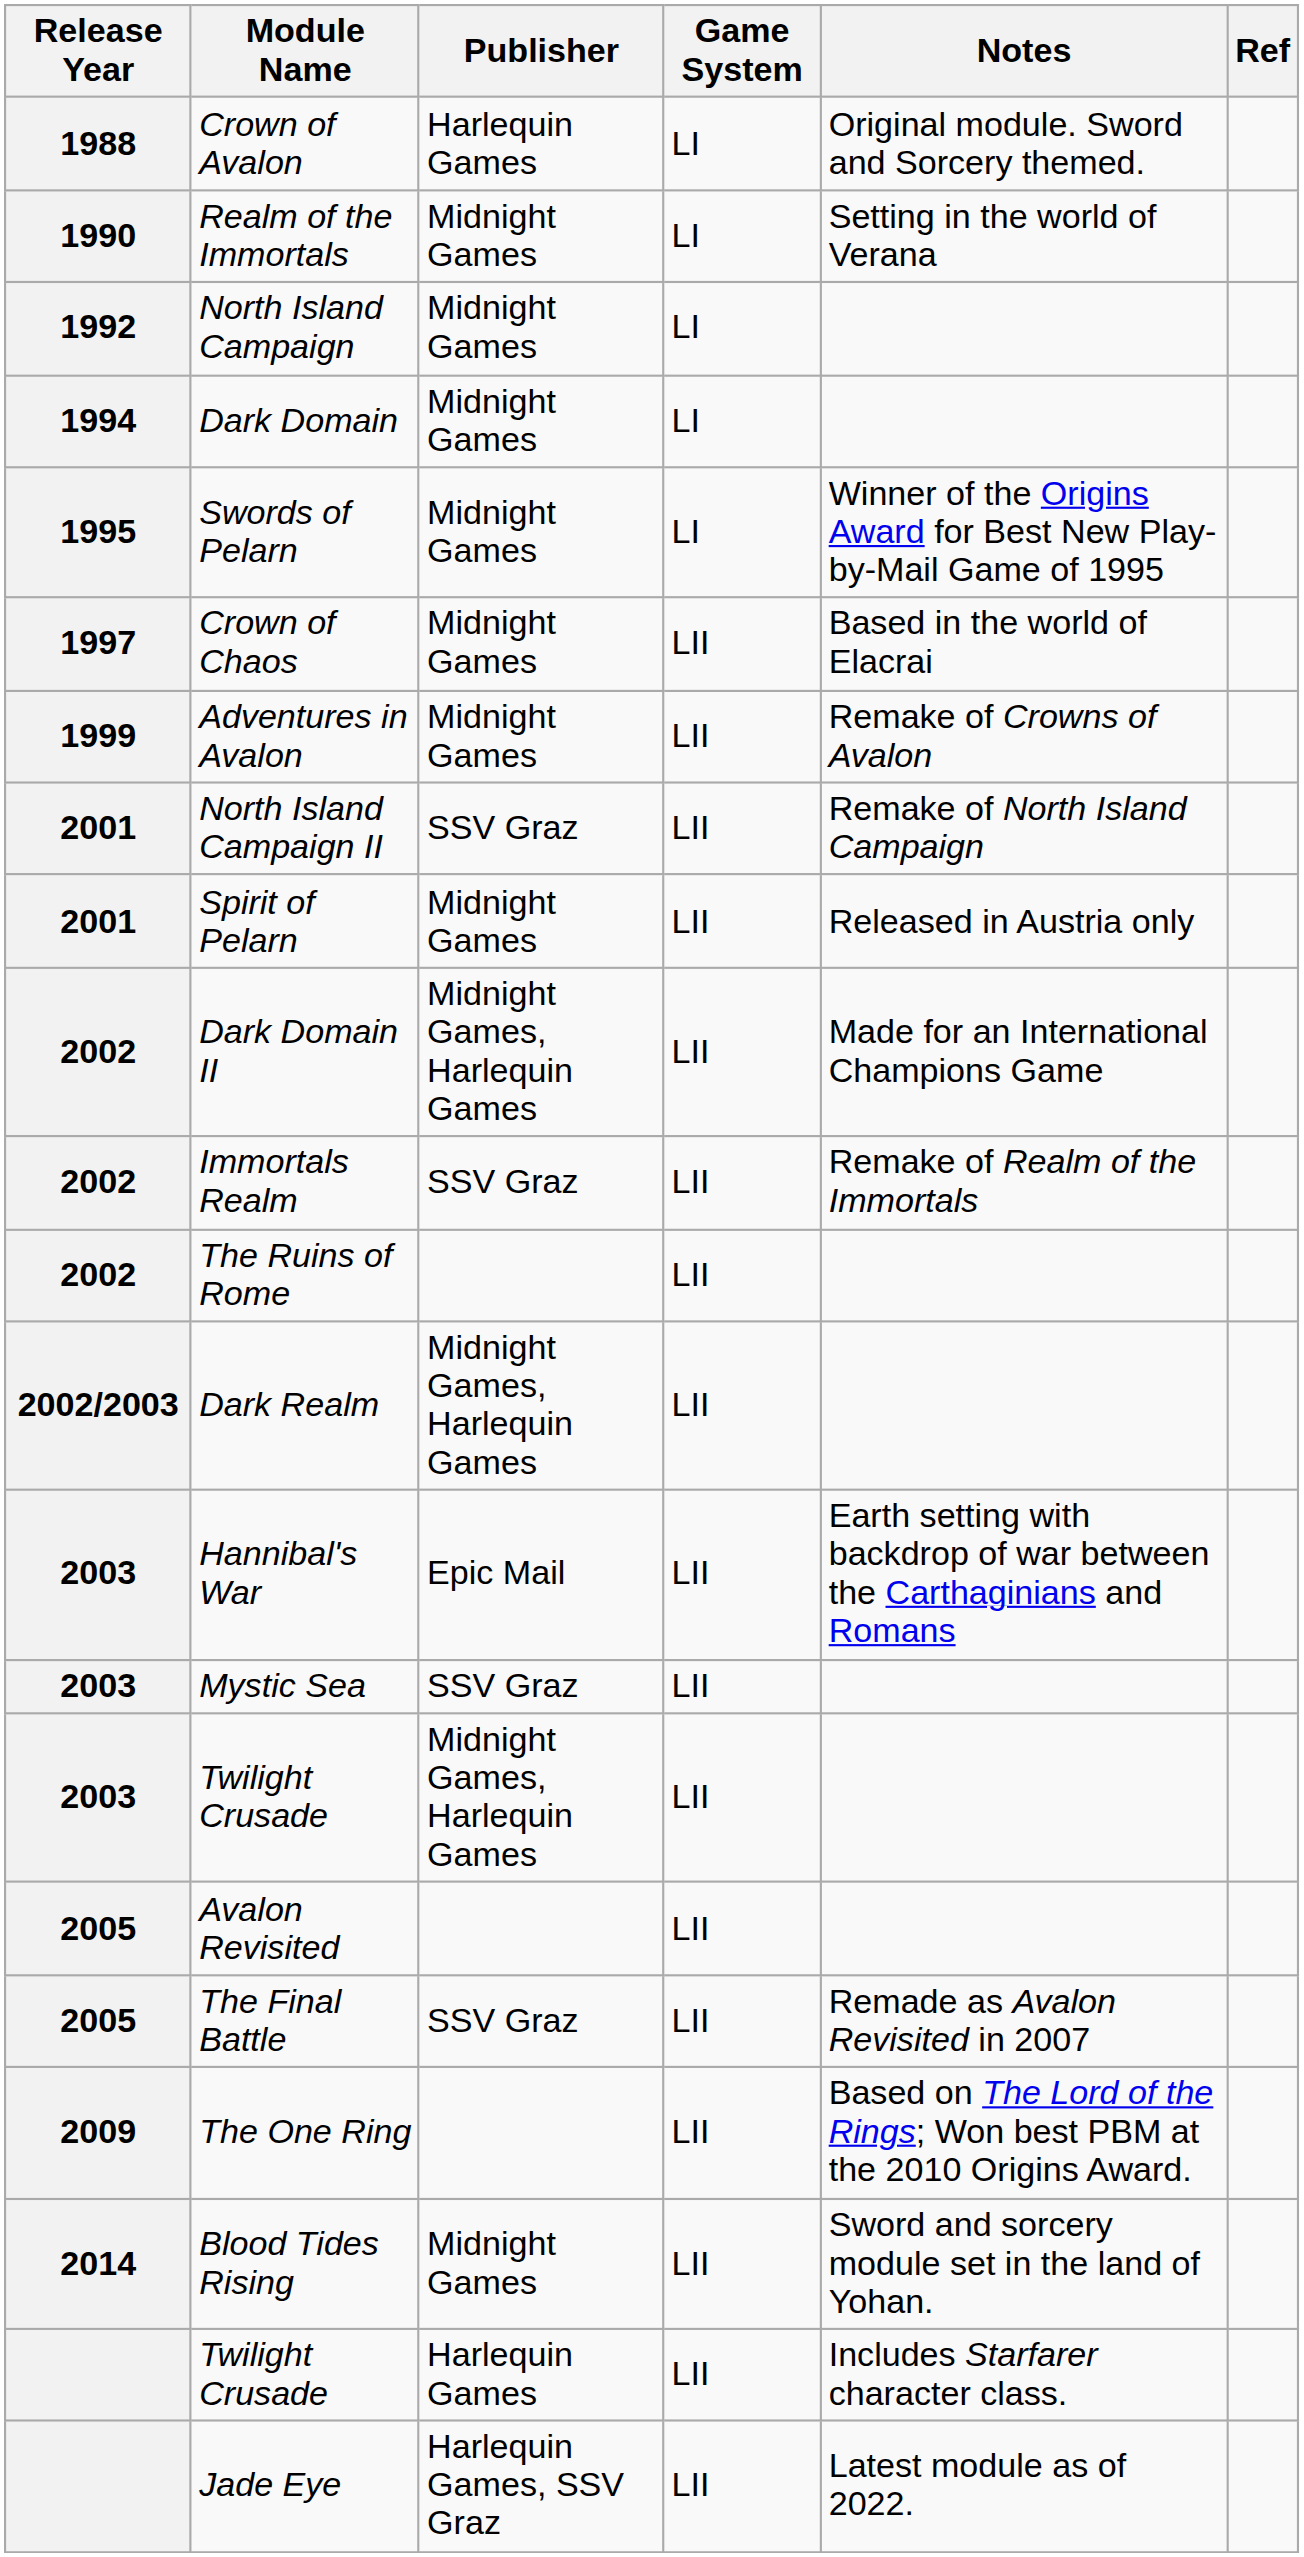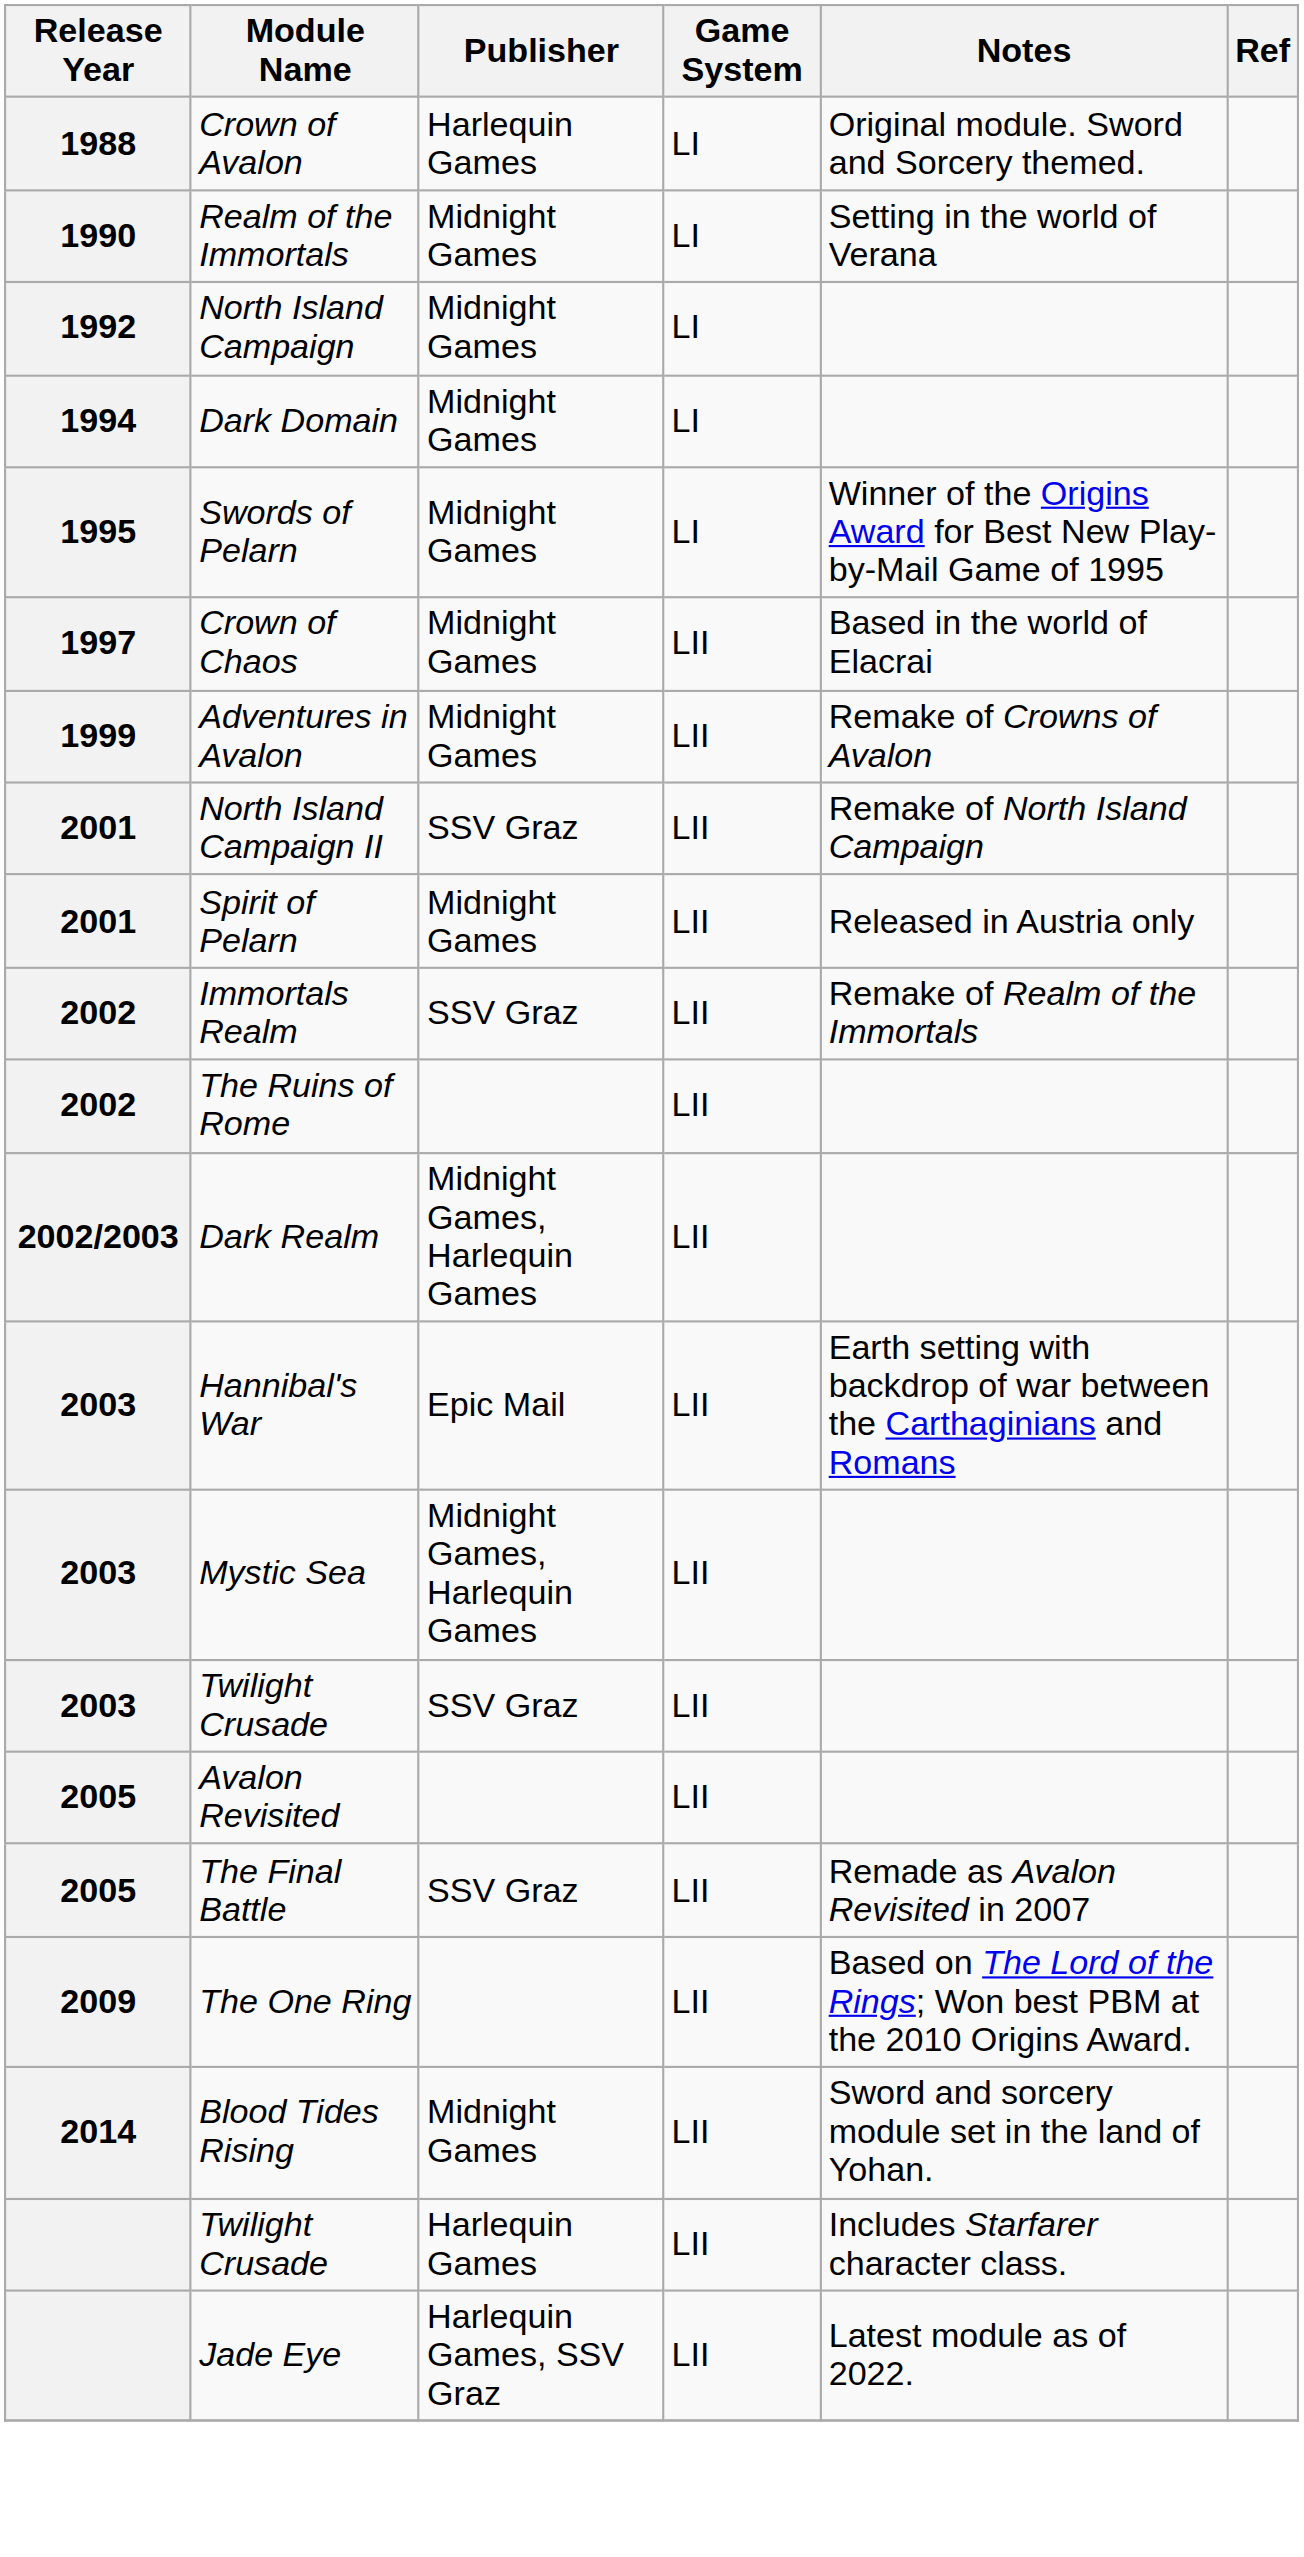- row: (98, 1051)
(503, 1685) SSV Graz -> (500, 1574) Midnight Games, Harlequin Games
(500, 1797) Midnight Games, Harlequin Games -> (503, 1704) SSV Graz
